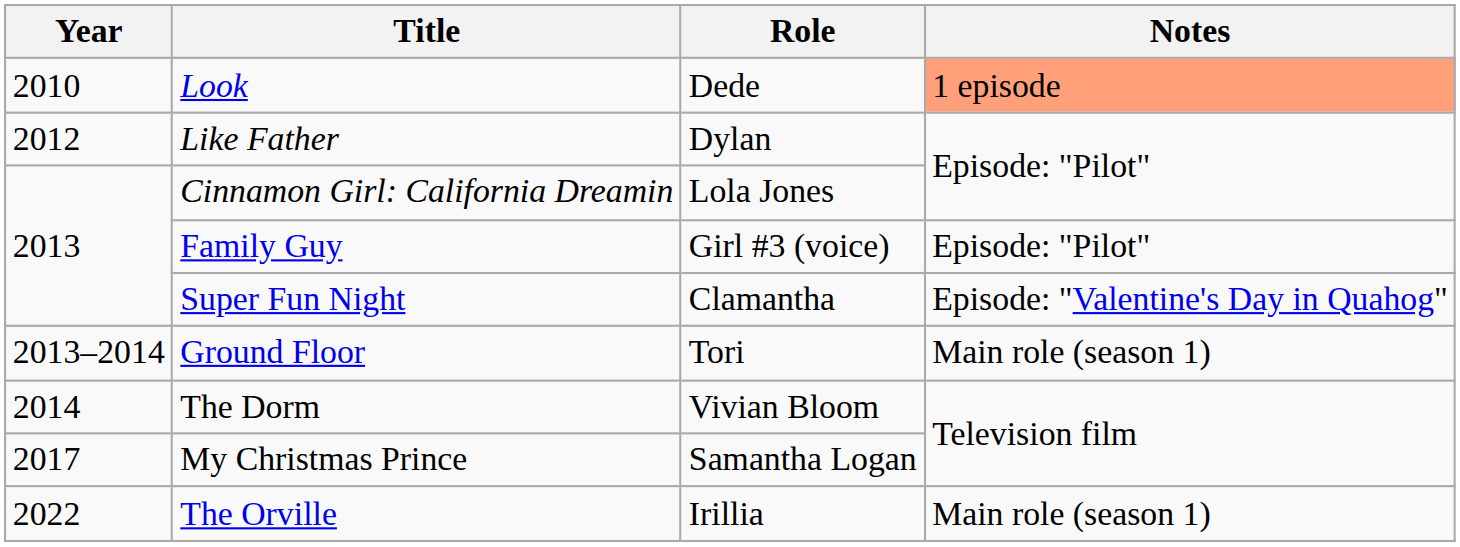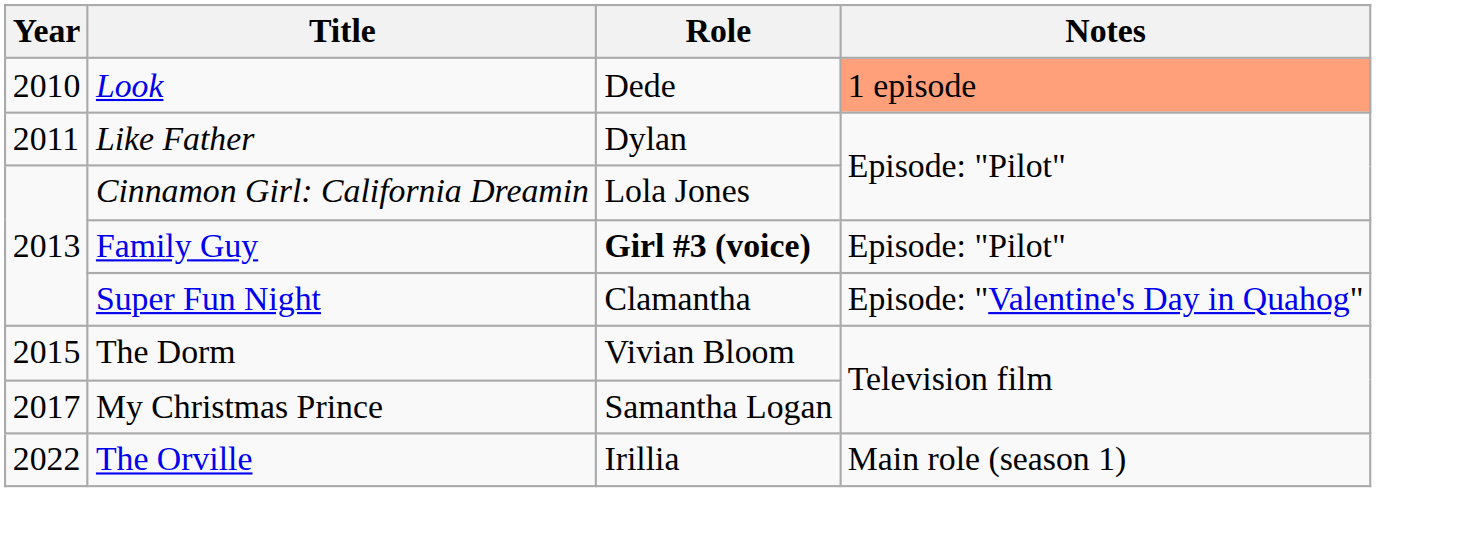(47, 138) 2012 -> (46, 138) 2011
(789, 245) normal -> (708, 245) bold
- row: (273, 352)
(47, 406) 2014 -> (47, 352) 2015
